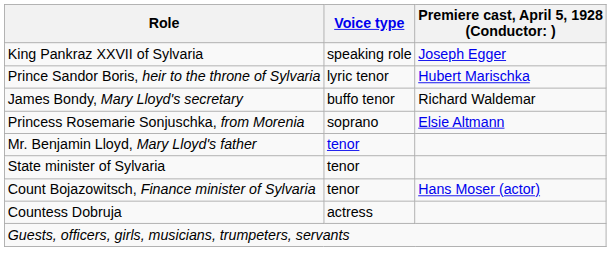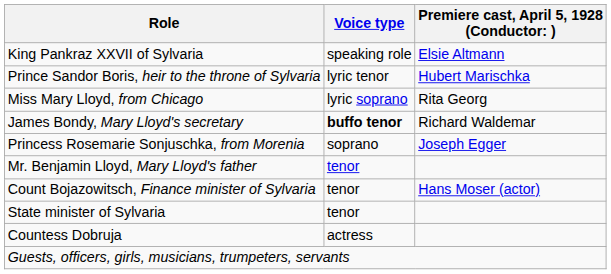(462, 54) Joseph Egger -> (461, 54) Elsie Altmann
+ row: (105, 99)
(361, 99) normal -> (365, 122) bold
(461, 122) Elsie Altmann -> (462, 144) Joseph Egger
rows swapped: (162, 189) <-> (86, 167)
